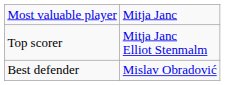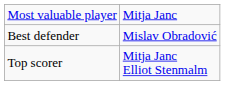rows swapped: (43, 70) <-> (35, 42)
